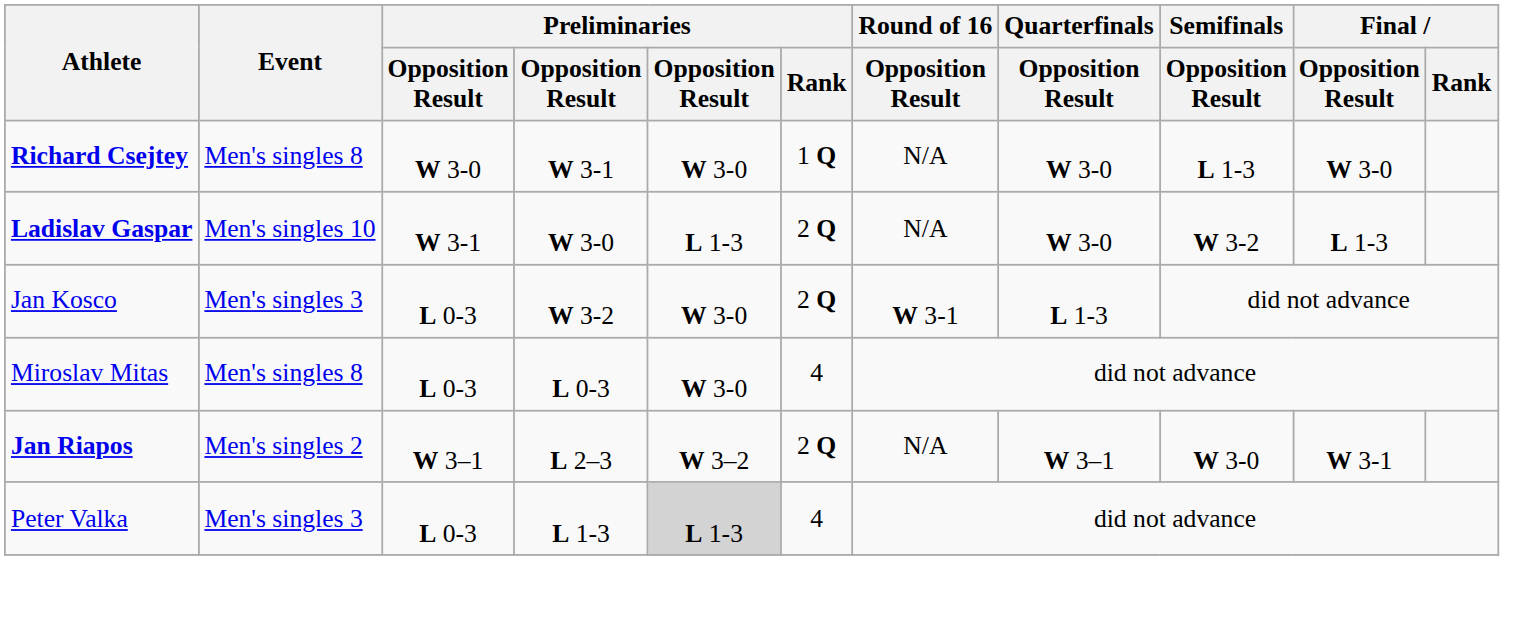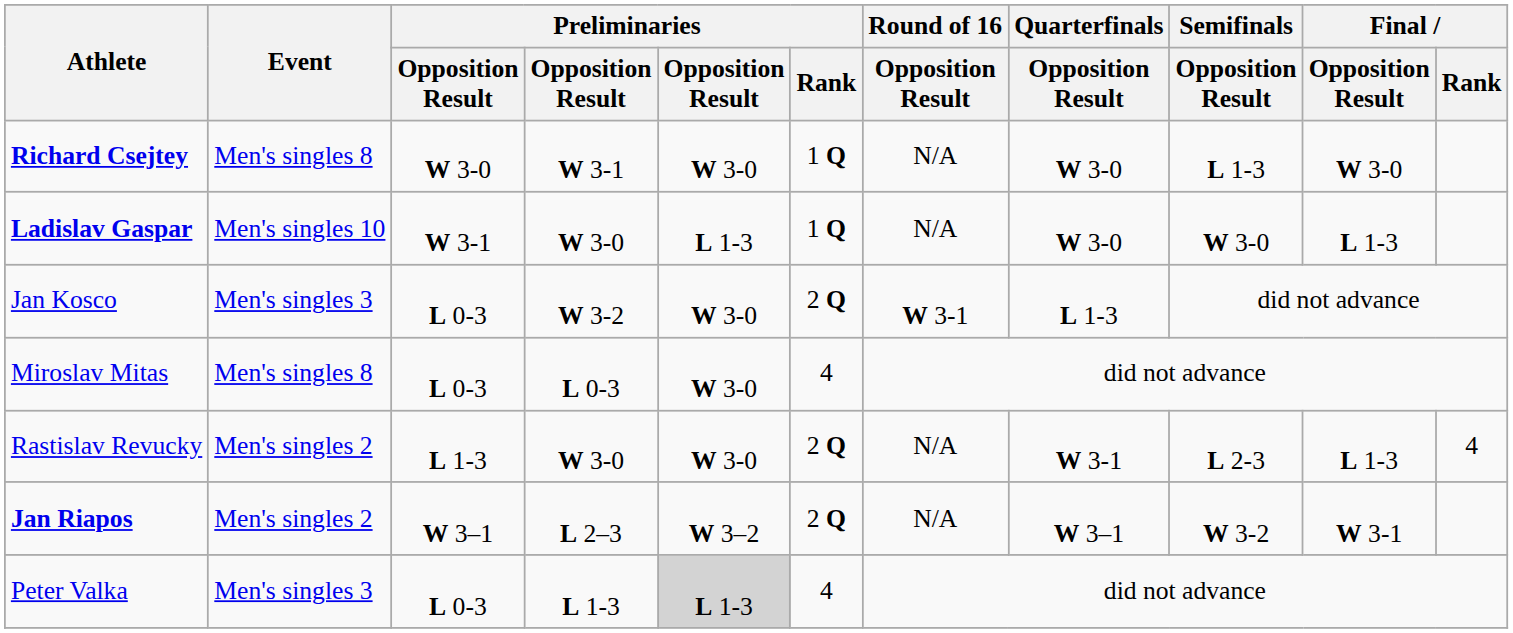(817, 228) 2 Q -> (826, 228) 1 Q
(1226, 243) W 3-2 -> (1236, 243) W 3-0
+ row: (107, 446)
(1226, 461) W 3-0 -> (1236, 533) W 3-2
